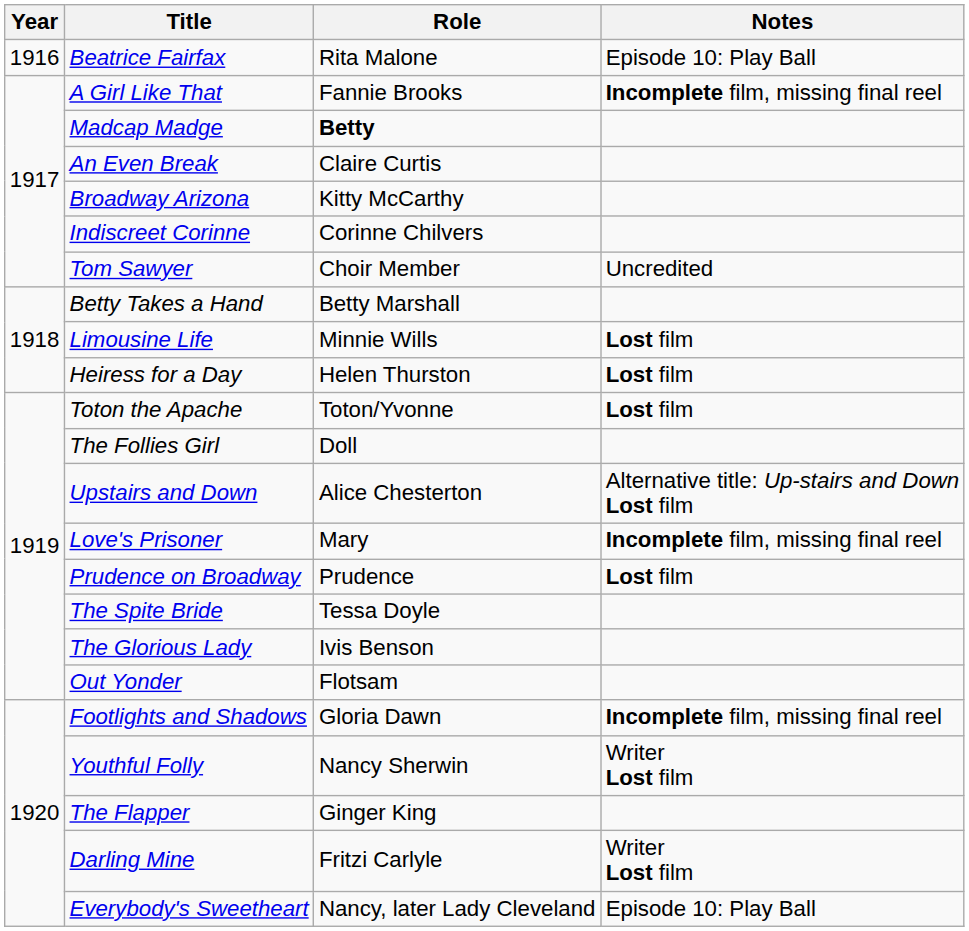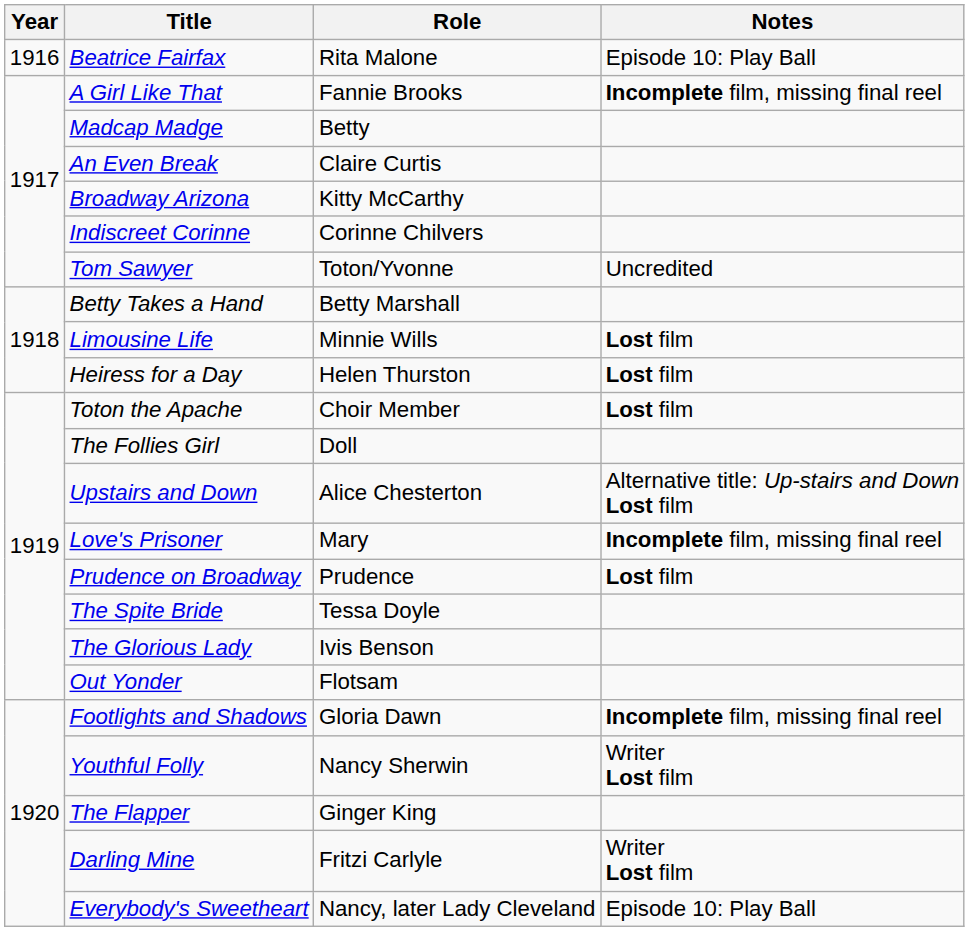(347, 127) bold -> (344, 127) normal
(389, 269) Choir Member -> (386, 269) Toton/Yvonne
(386, 410) Toton/Yvonne -> (389, 410) Choir Member
